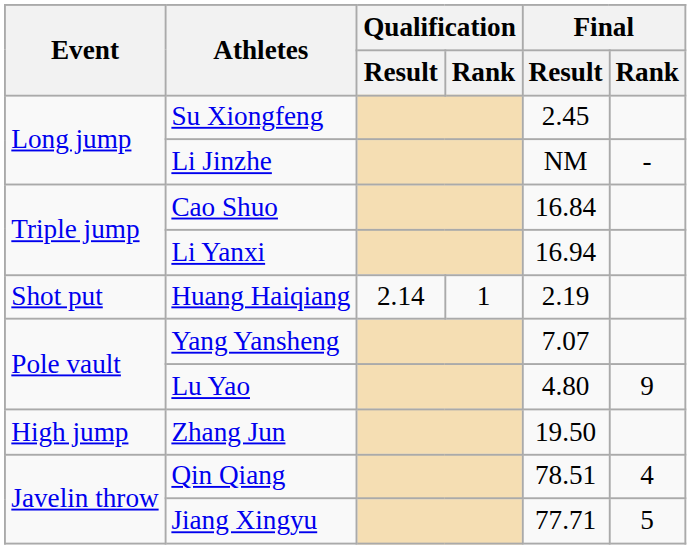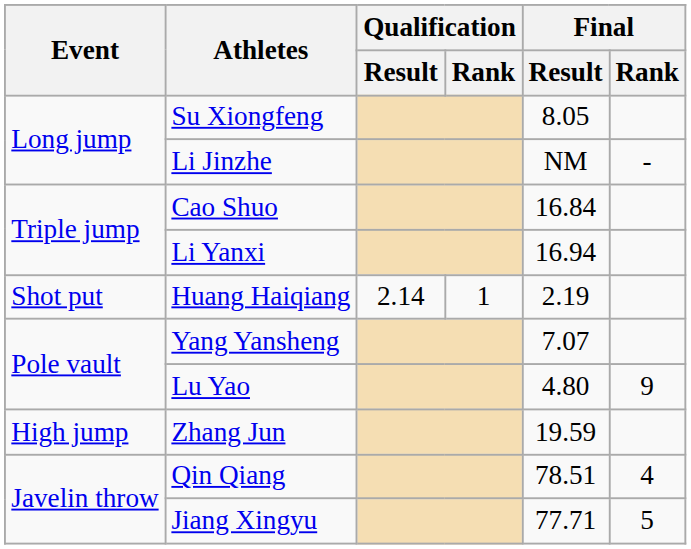(566, 117) 2.45 -> (566, 117) 8.05
(566, 431) 19.50 -> (566, 431) 19.59
